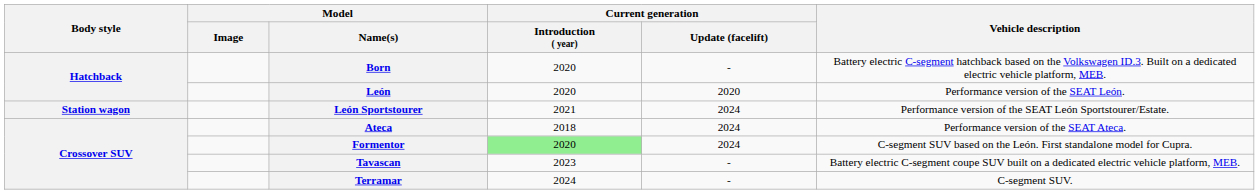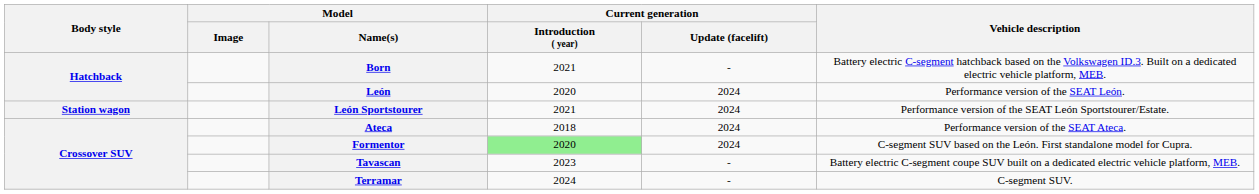(565, 67) 2020 -> (565, 67) 2021
(729, 91) 2020 -> (729, 91) 2024
